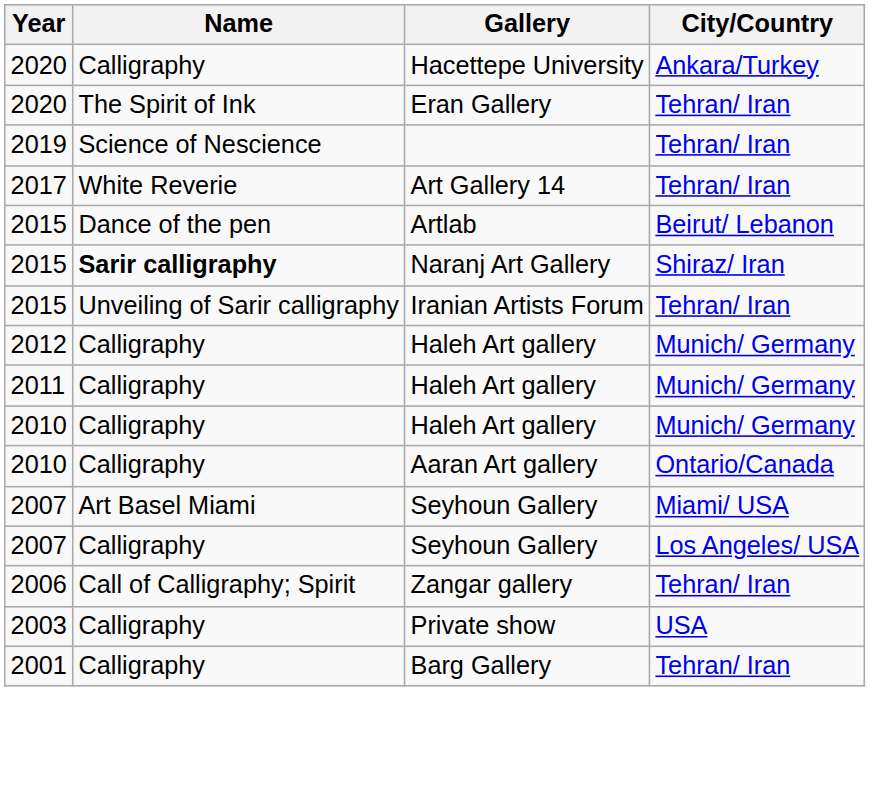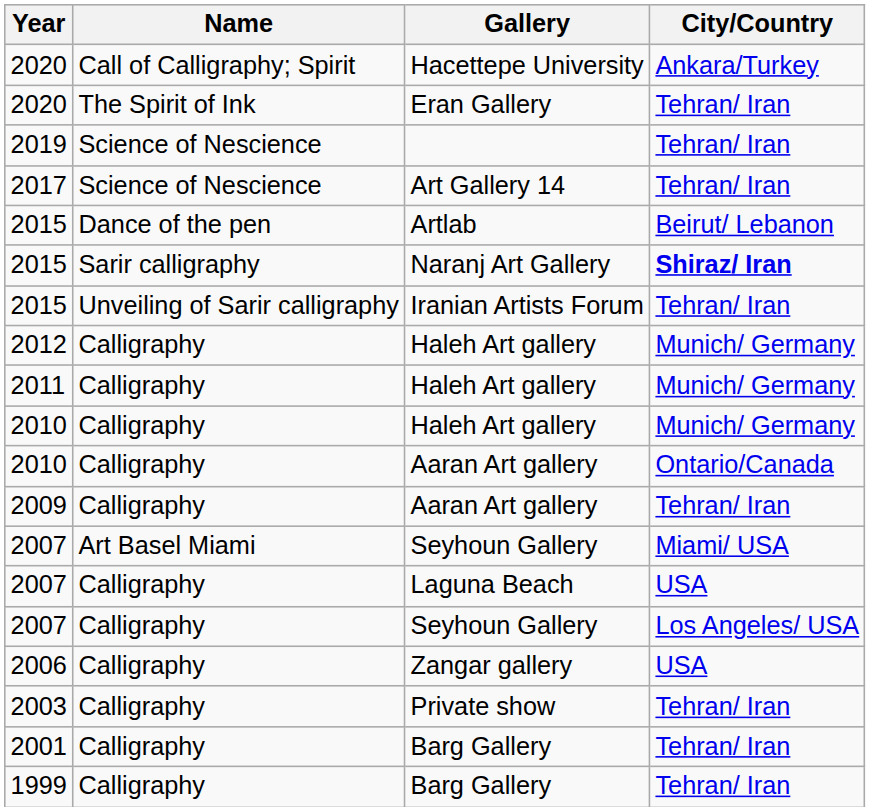(142, 64) Calligraphy -> (217, 64) Call of Calligraphy; Spirit
(158, 184) White Reverie -> (200, 184) Science of Nescience
(178, 265) bold -> (169, 265) normal
(720, 265) normal -> (724, 265) bold
+ row: (39, 505)
+ row: (39, 585)
(217, 585) Call of Calligraphy; Spirit -> (142, 666) Calligraphy
(723, 585) Tehran/ Iran -> (681, 666) USA
(681, 625) USA -> (723, 706) Tehran/ Iran
+ row: (39, 786)
